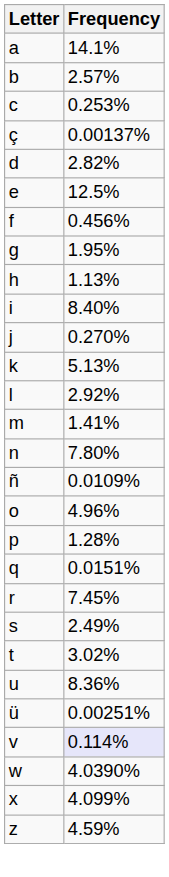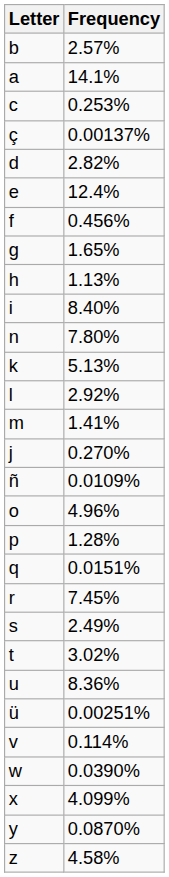rows swapped: (14, 47) <-> (14, 76)
(94, 192) 12.5% -> (94, 192) 12.4%
(94, 250) 1.95% -> (94, 250) 1.65%
rows swapped: (11, 337) <-> (14, 452)
(98, 742) lavender background -> (98, 742) no background
(104, 771) 4.0390% -> (104, 771) 0.0390%
+ row: (13, 828)
(94, 828) 4.59% -> (94, 857) 4.58%
